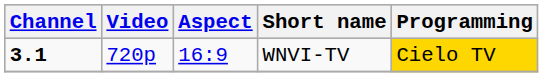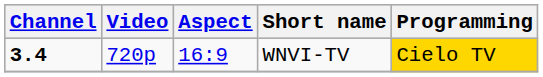(28, 55) 3.1 -> (28, 55) 3.4
